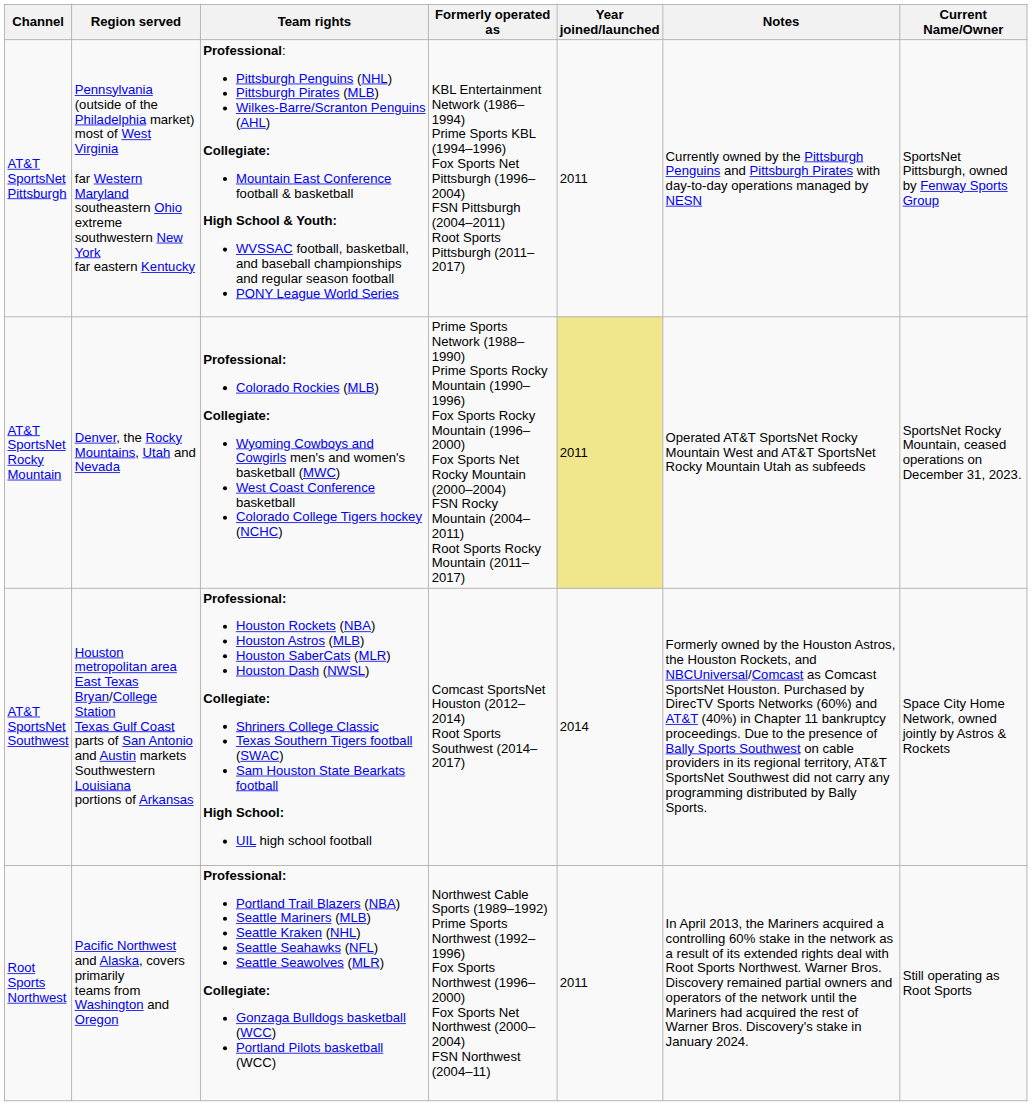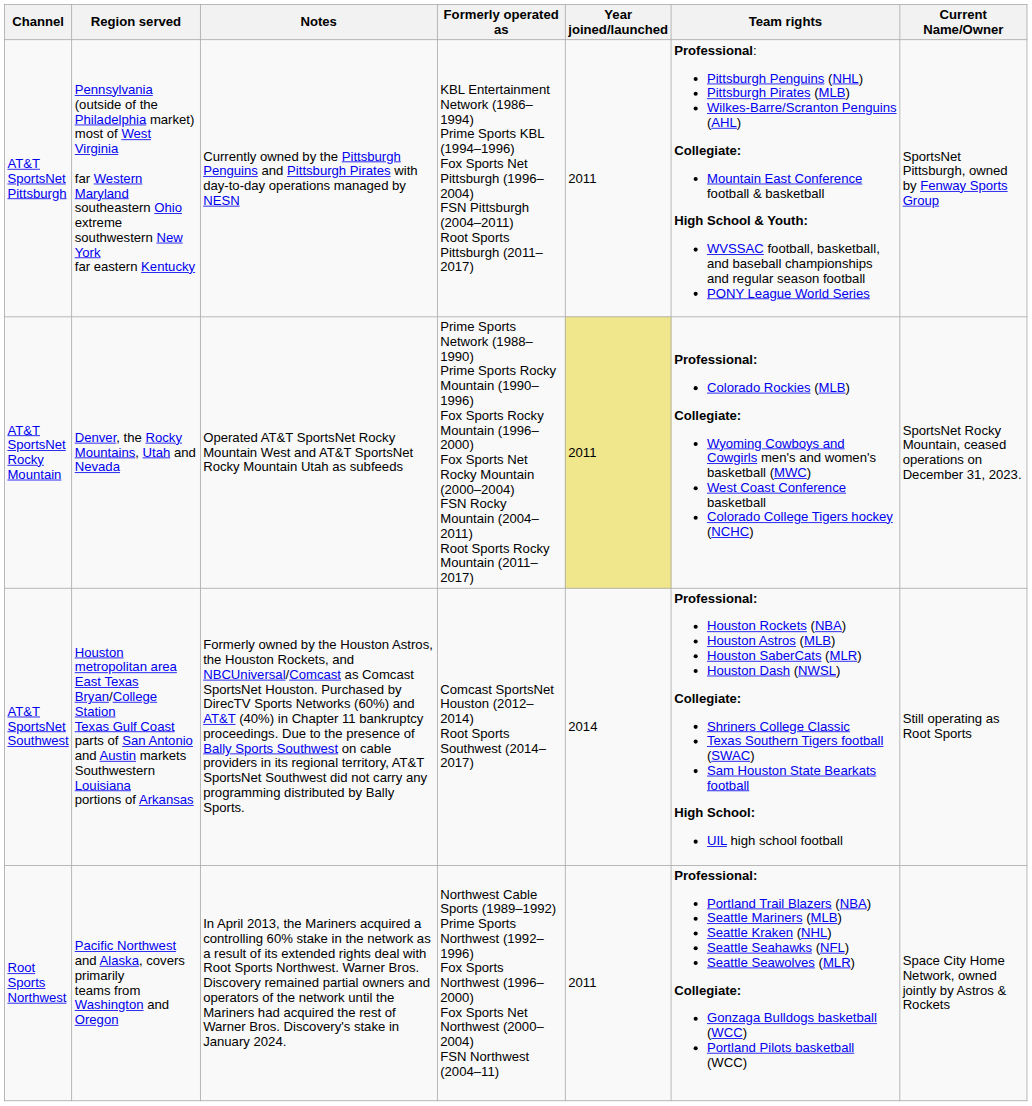columns swapped: (314, 22) <-> (781, 22)
(954, 726) Space City Home Network, owned jointly by Astros & Rockets -> (951, 726) Still operating as Root Sports
(951, 982) Still operating as Root Sports -> (954, 982) Space City Home Network, owned jointly by Astros & Rockets
